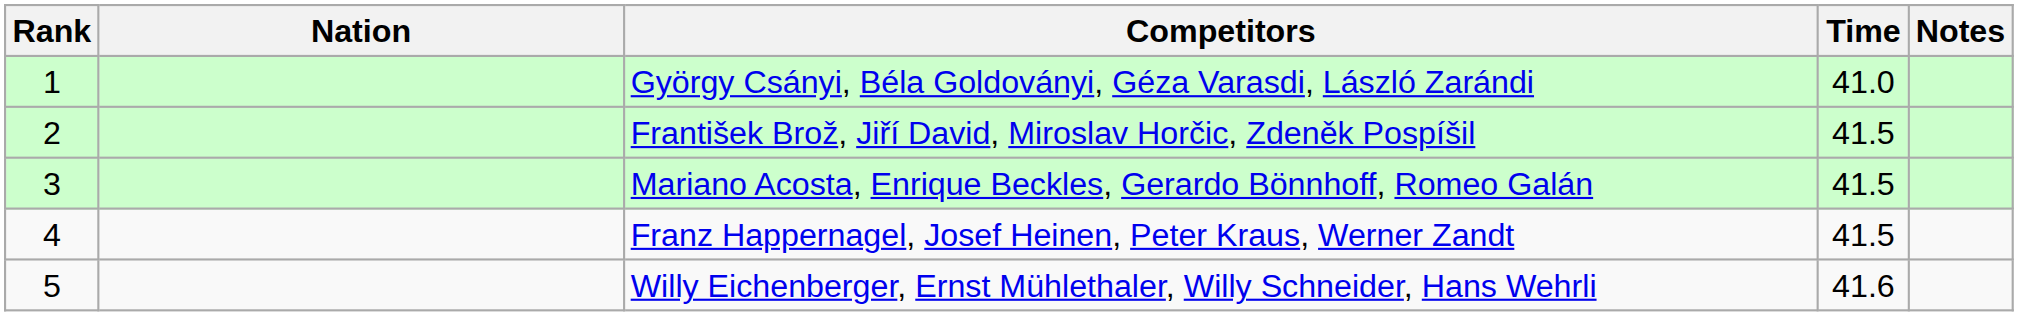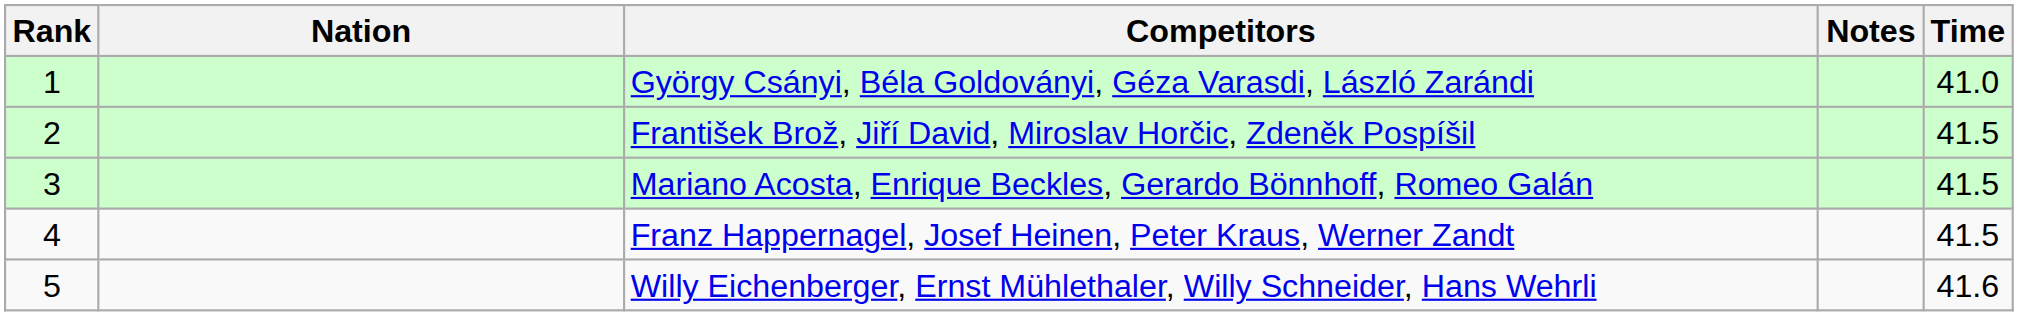columns swapped: (1863, 31) <-> (1960, 31)
